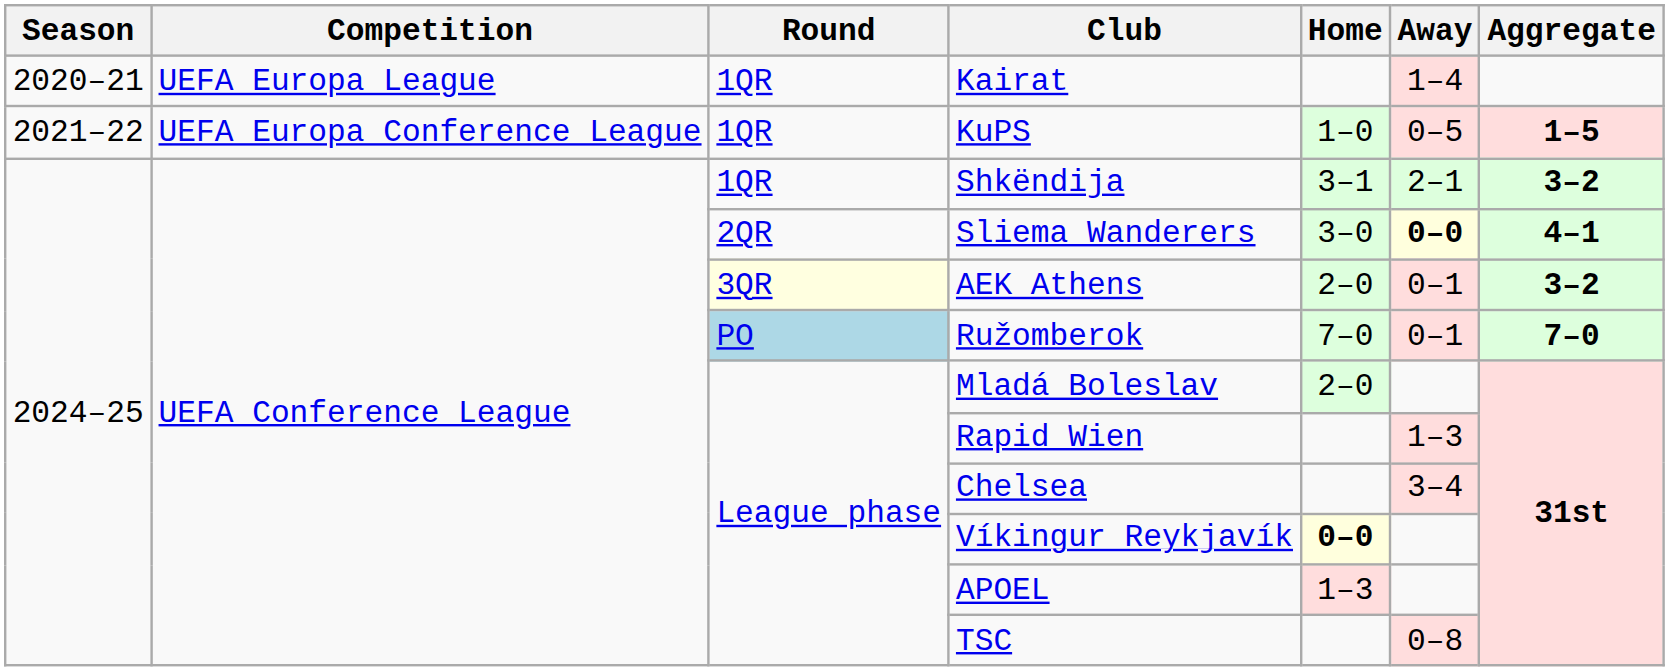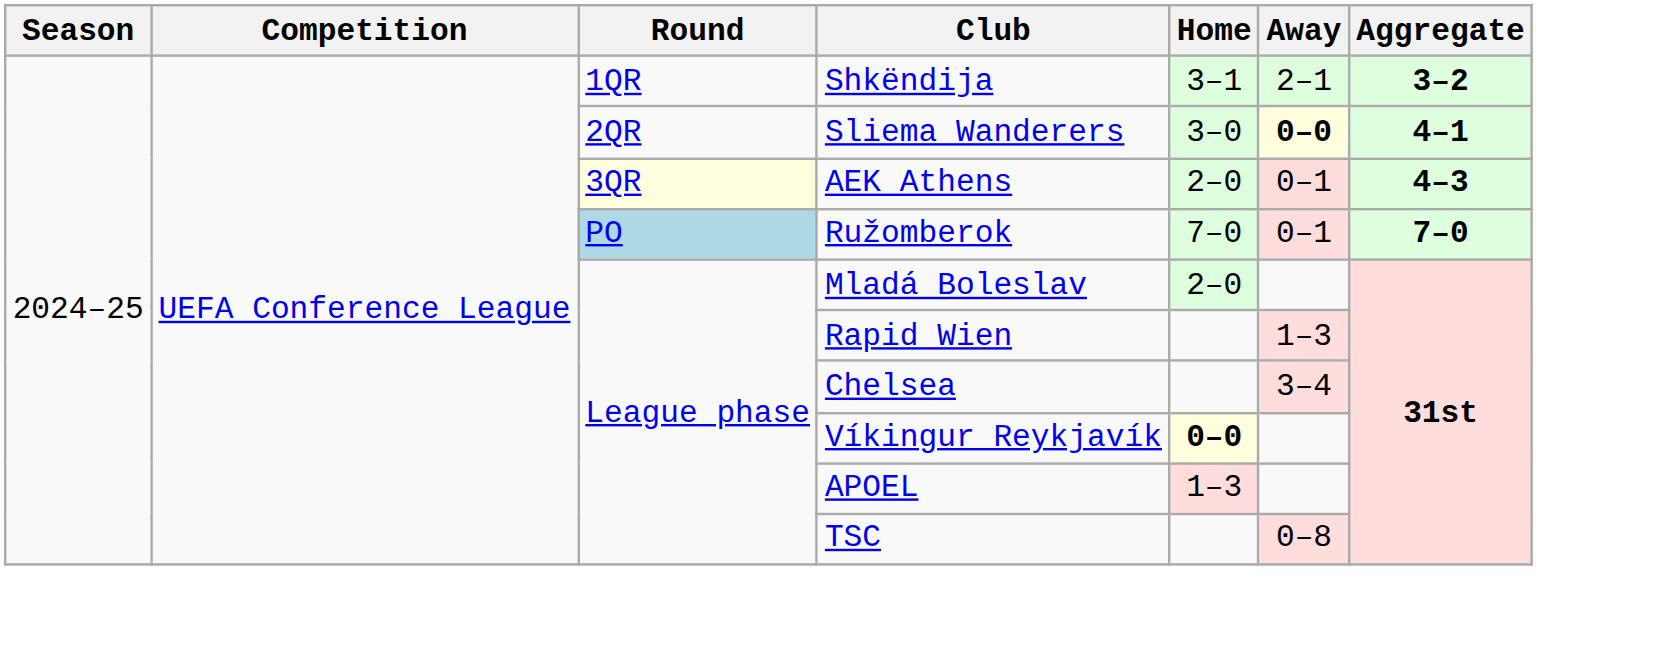- row: (1012, 81)
- row: (993, 132)
(1572, 285) 3–2 -> (1441, 183) 4–3
